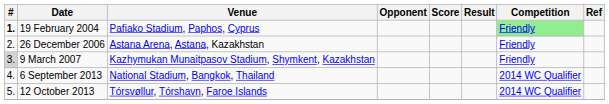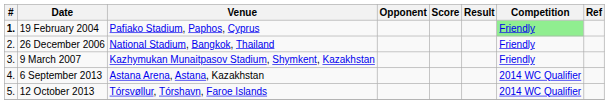(187, 44) Astana Arena, Astana, Kazakhstan -> (192, 44) National Stadium, Bangkok, Thailand
(11, 60) lightgrey background -> (11, 60) no background
(192, 76) National Stadium, Bangkok, Thailand -> (187, 76) Astana Arena, Astana, Kazakhstan
